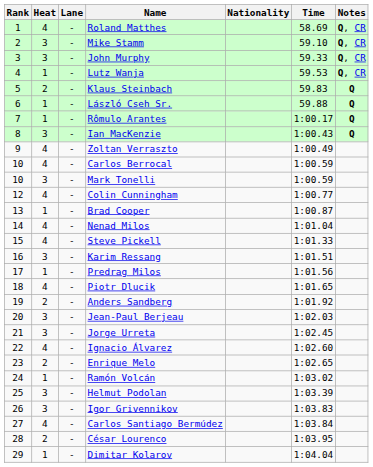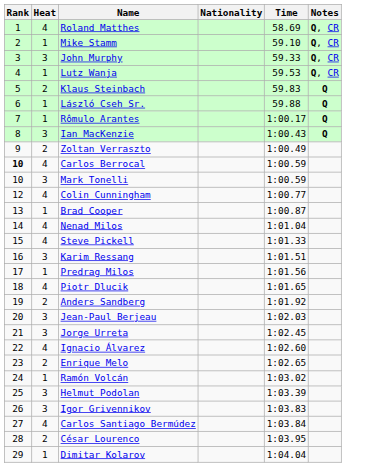- column: (72, 12)
(45, 42) 3 -> (45, 42) 1
(45, 149) 4 -> (45, 149) 2
(18, 165) normal -> (18, 165) bold
